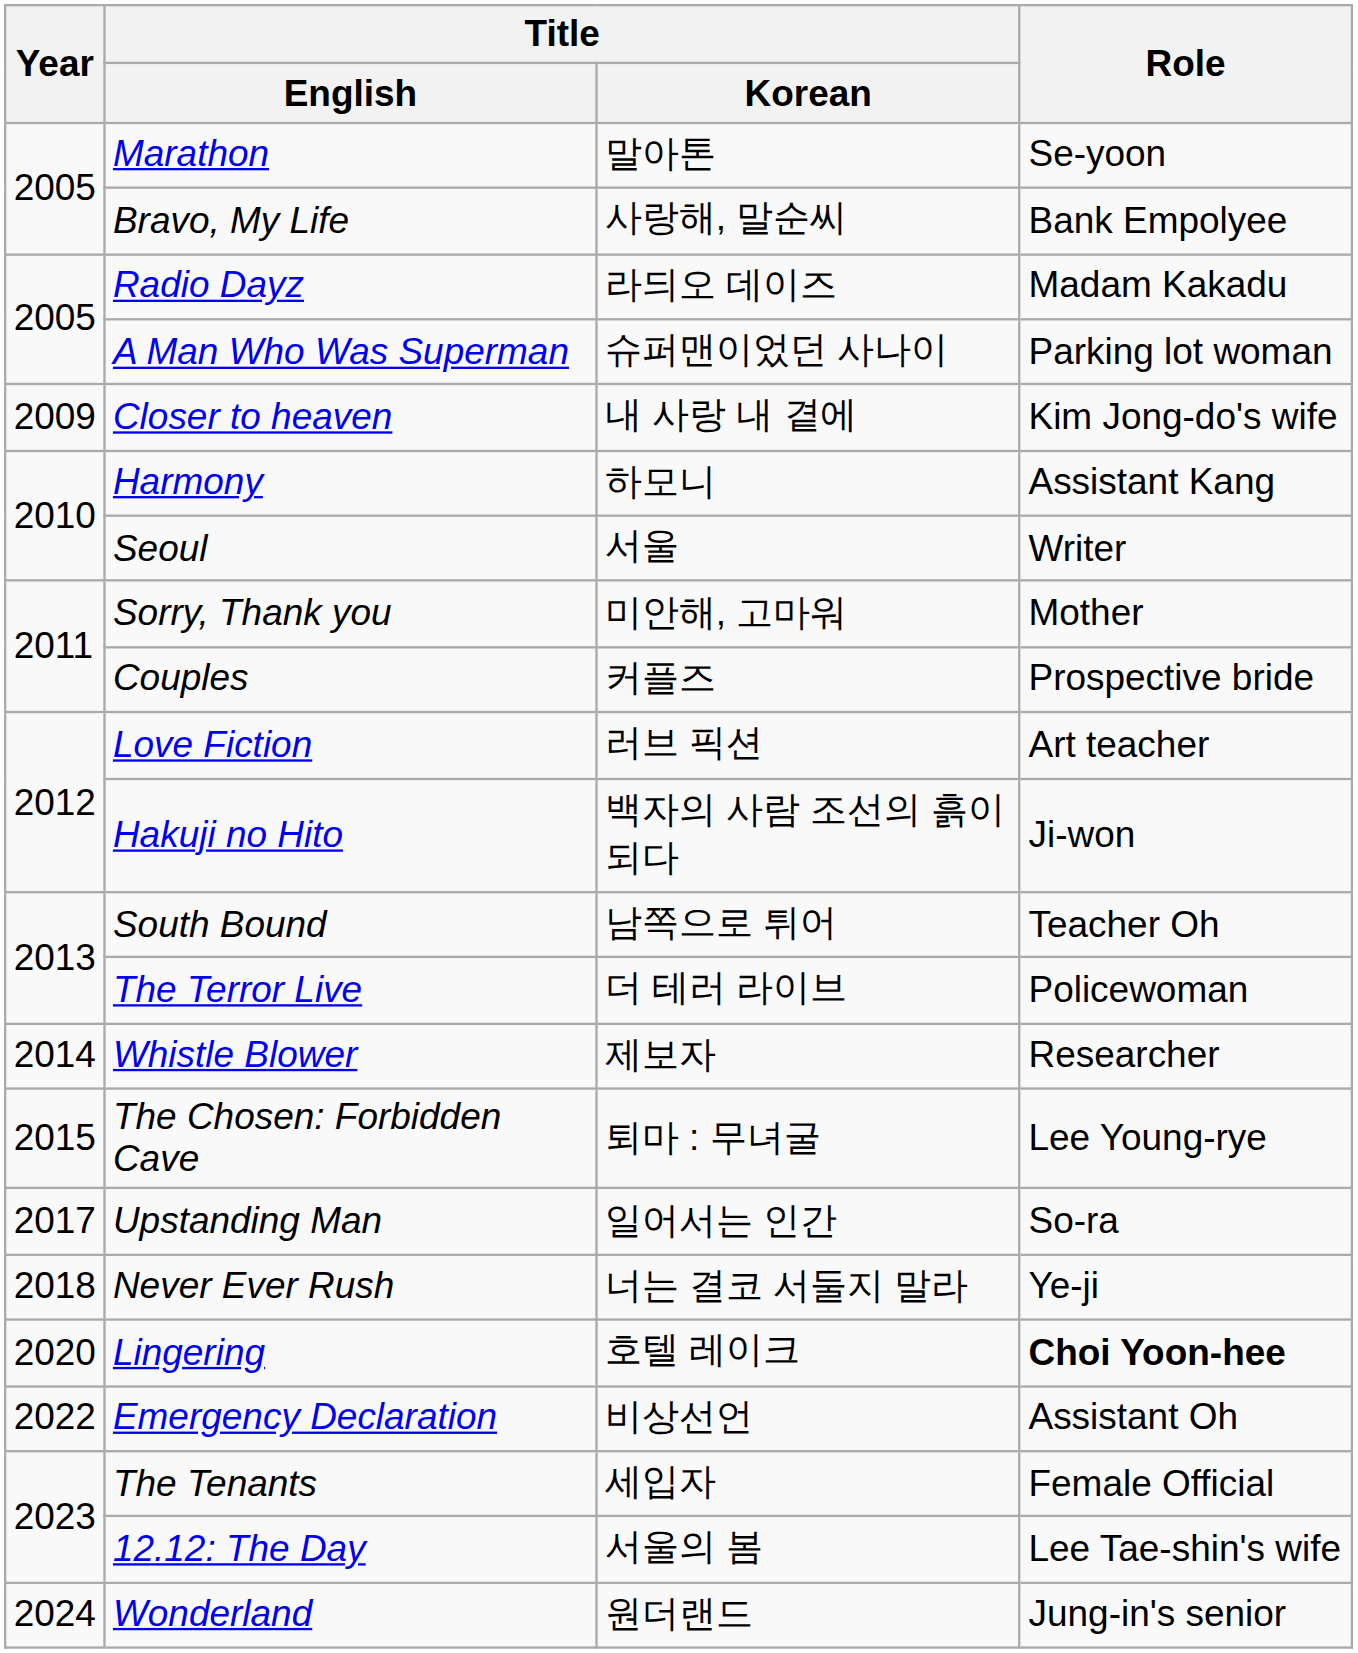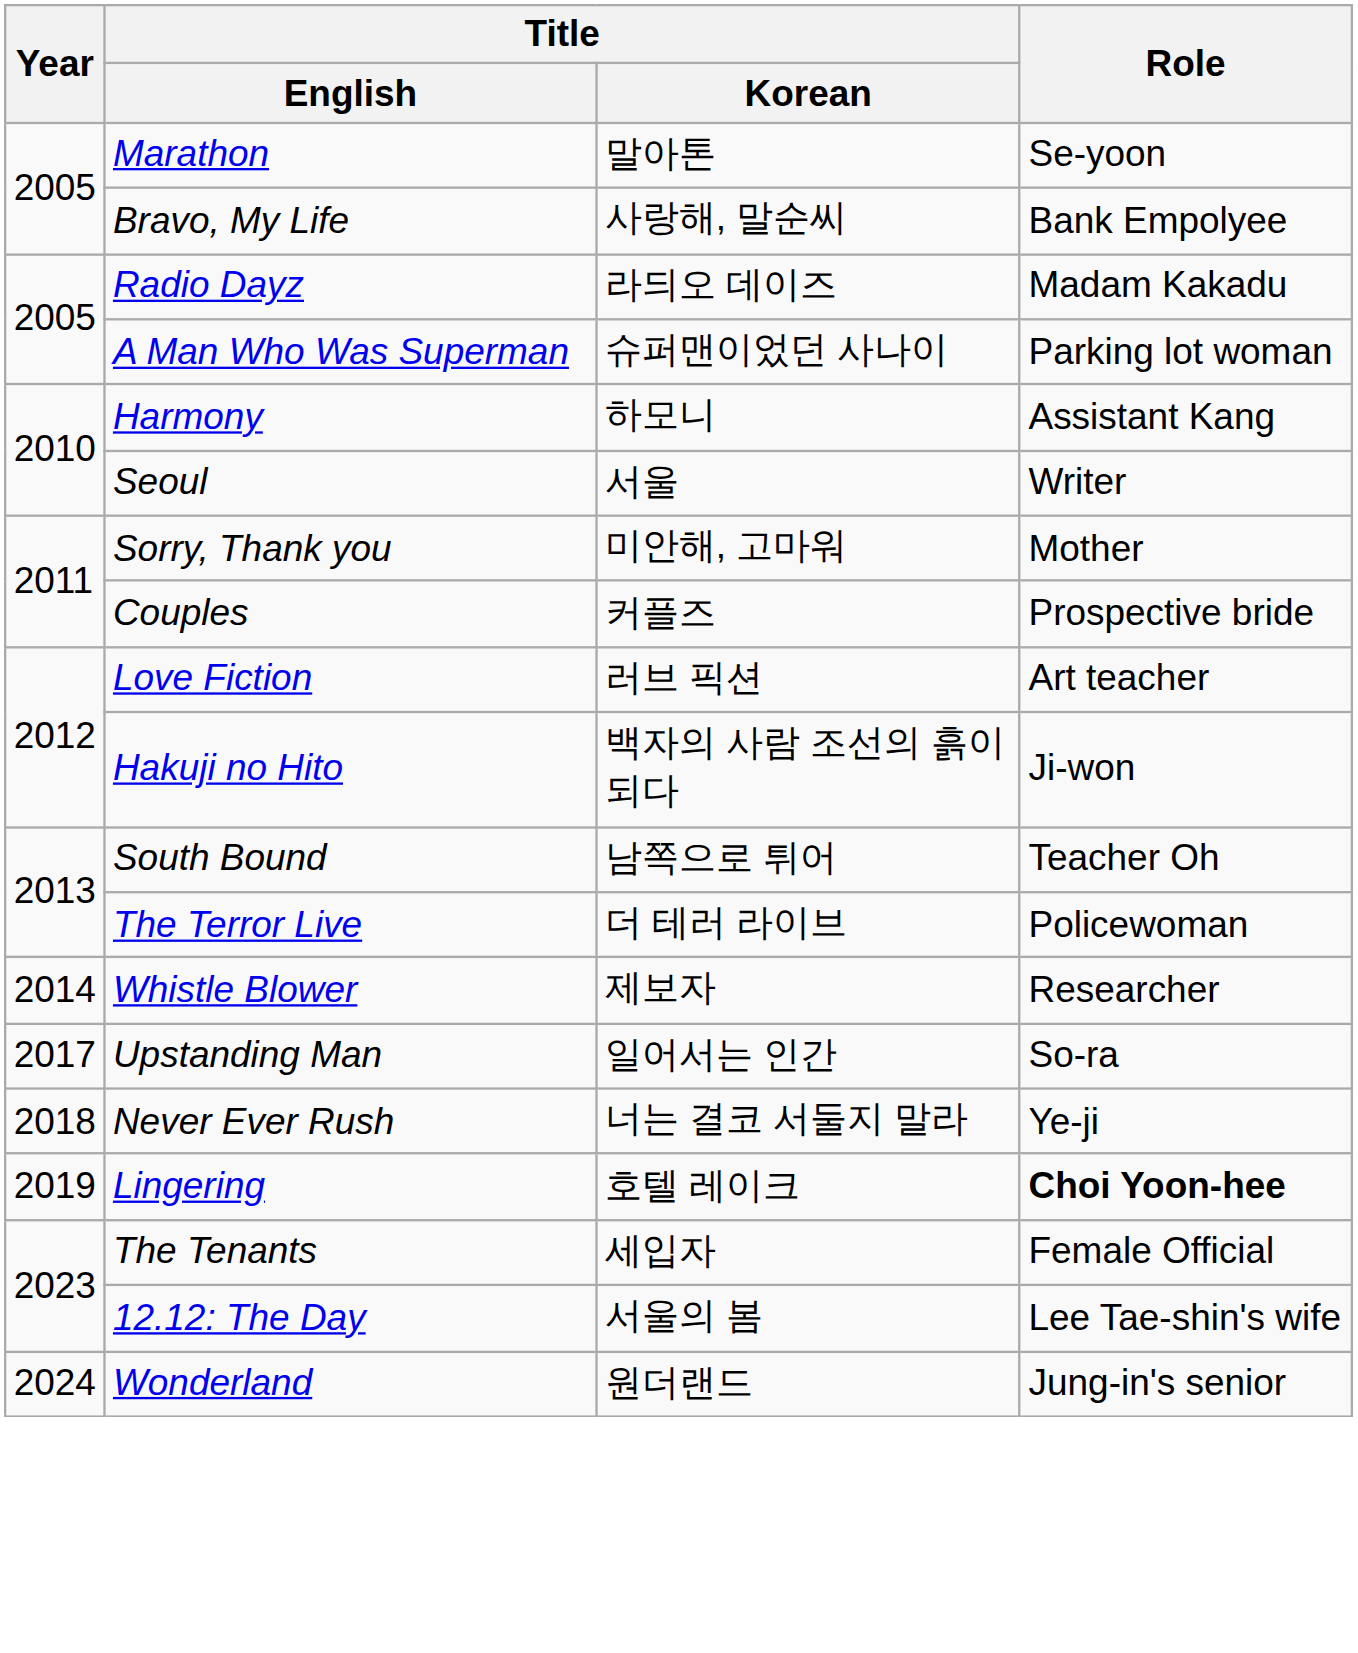- row: (253, 416)
- row: (307, 1137)
(55, 1351) 2020 -> (55, 1186) 2019
- row: (305, 1417)
